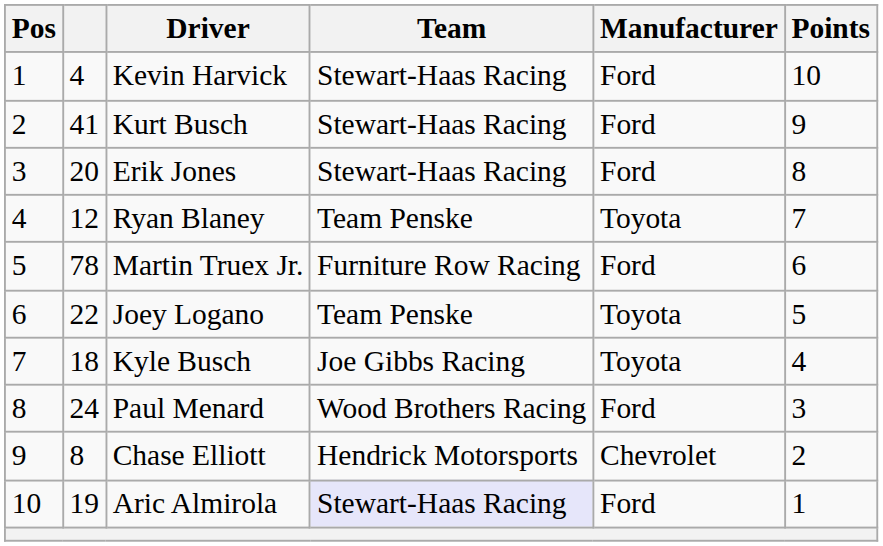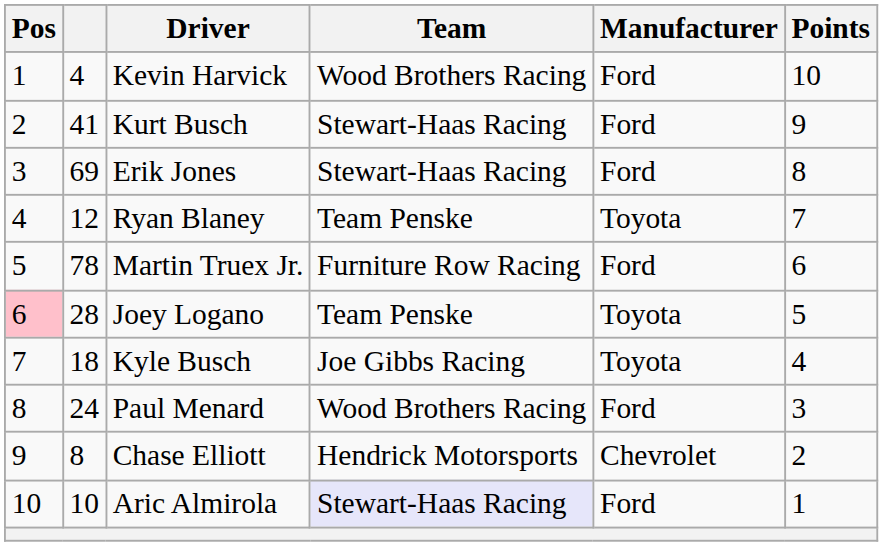(442, 75) Stewart-Haas Racing -> (452, 75) Wood Brothers Racing
(84, 170) 20 -> (84, 170) 69
(19, 312) no background -> (19, 312) pink background
(84, 312) 22 -> (84, 312) 28
(84, 502) 19 -> (84, 502) 10
